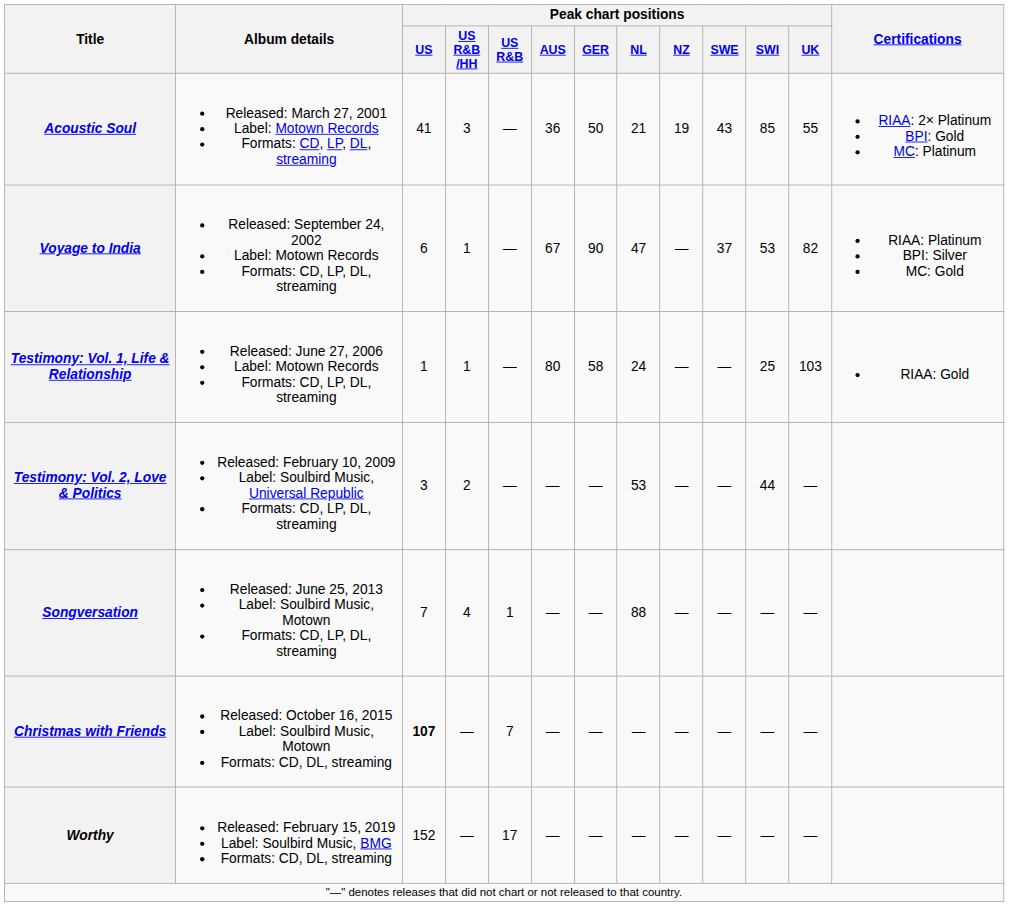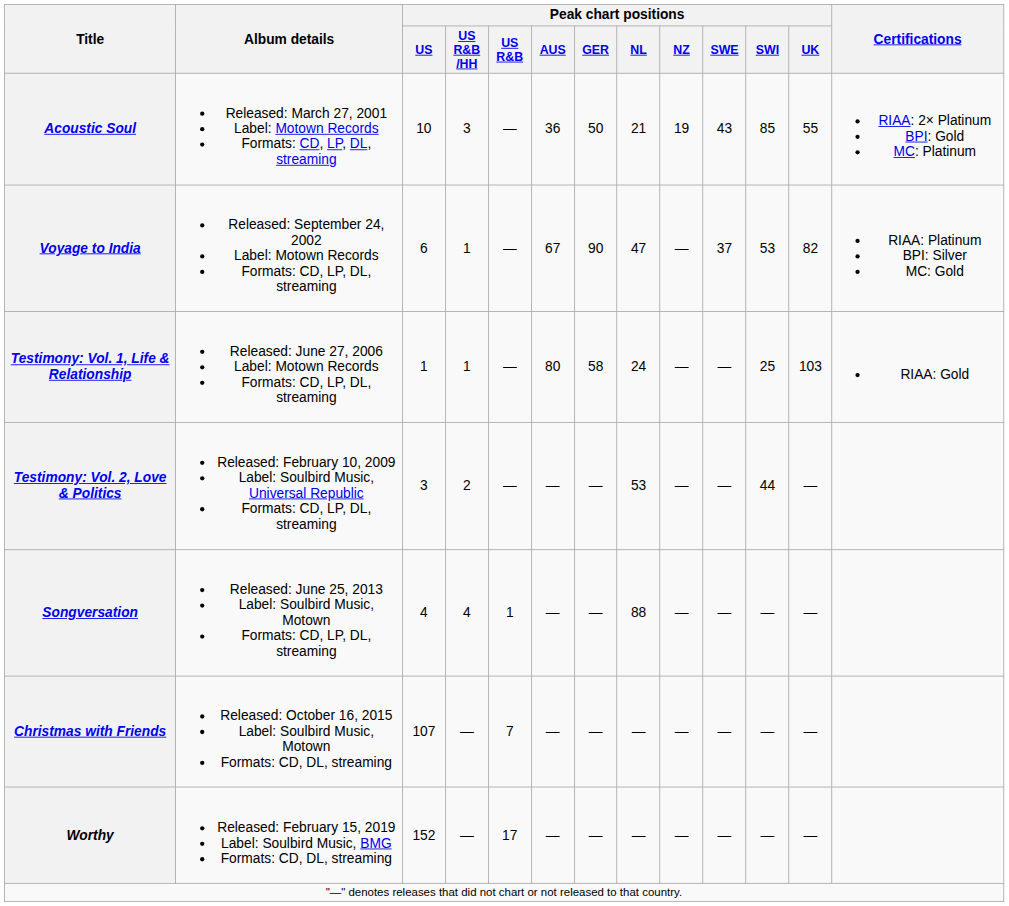(424, 129) 41 -> (424, 129) 10
(424, 612) 7 -> (424, 612) 4
(424, 731) bold -> (424, 731) normal
